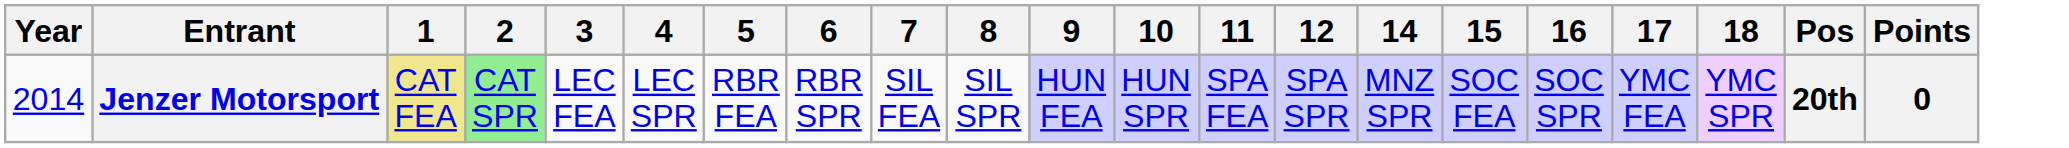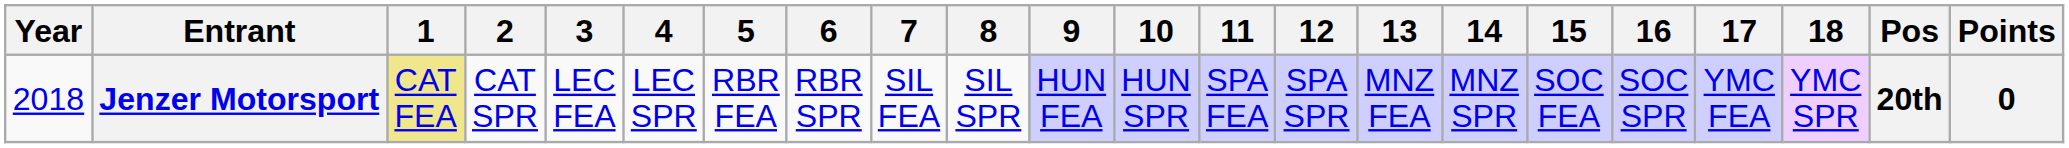+ column: (1399, 30)
(48, 98) 2014 -> (48, 98) 2018
(505, 98) lightgreen background -> (505, 98) no background
